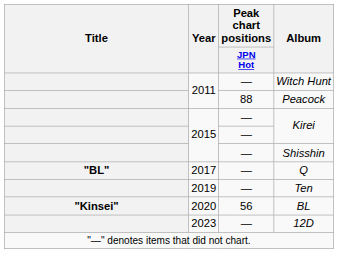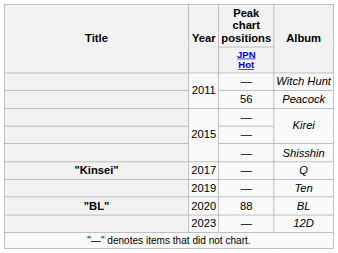(246, 99) 88 -> (246, 99) 56
(97, 170) "BL" -> (97, 170) "Kinsei"
(97, 206) "Kinsei" -> (97, 206) "BL"
(246, 206) 56 -> (246, 206) 88
